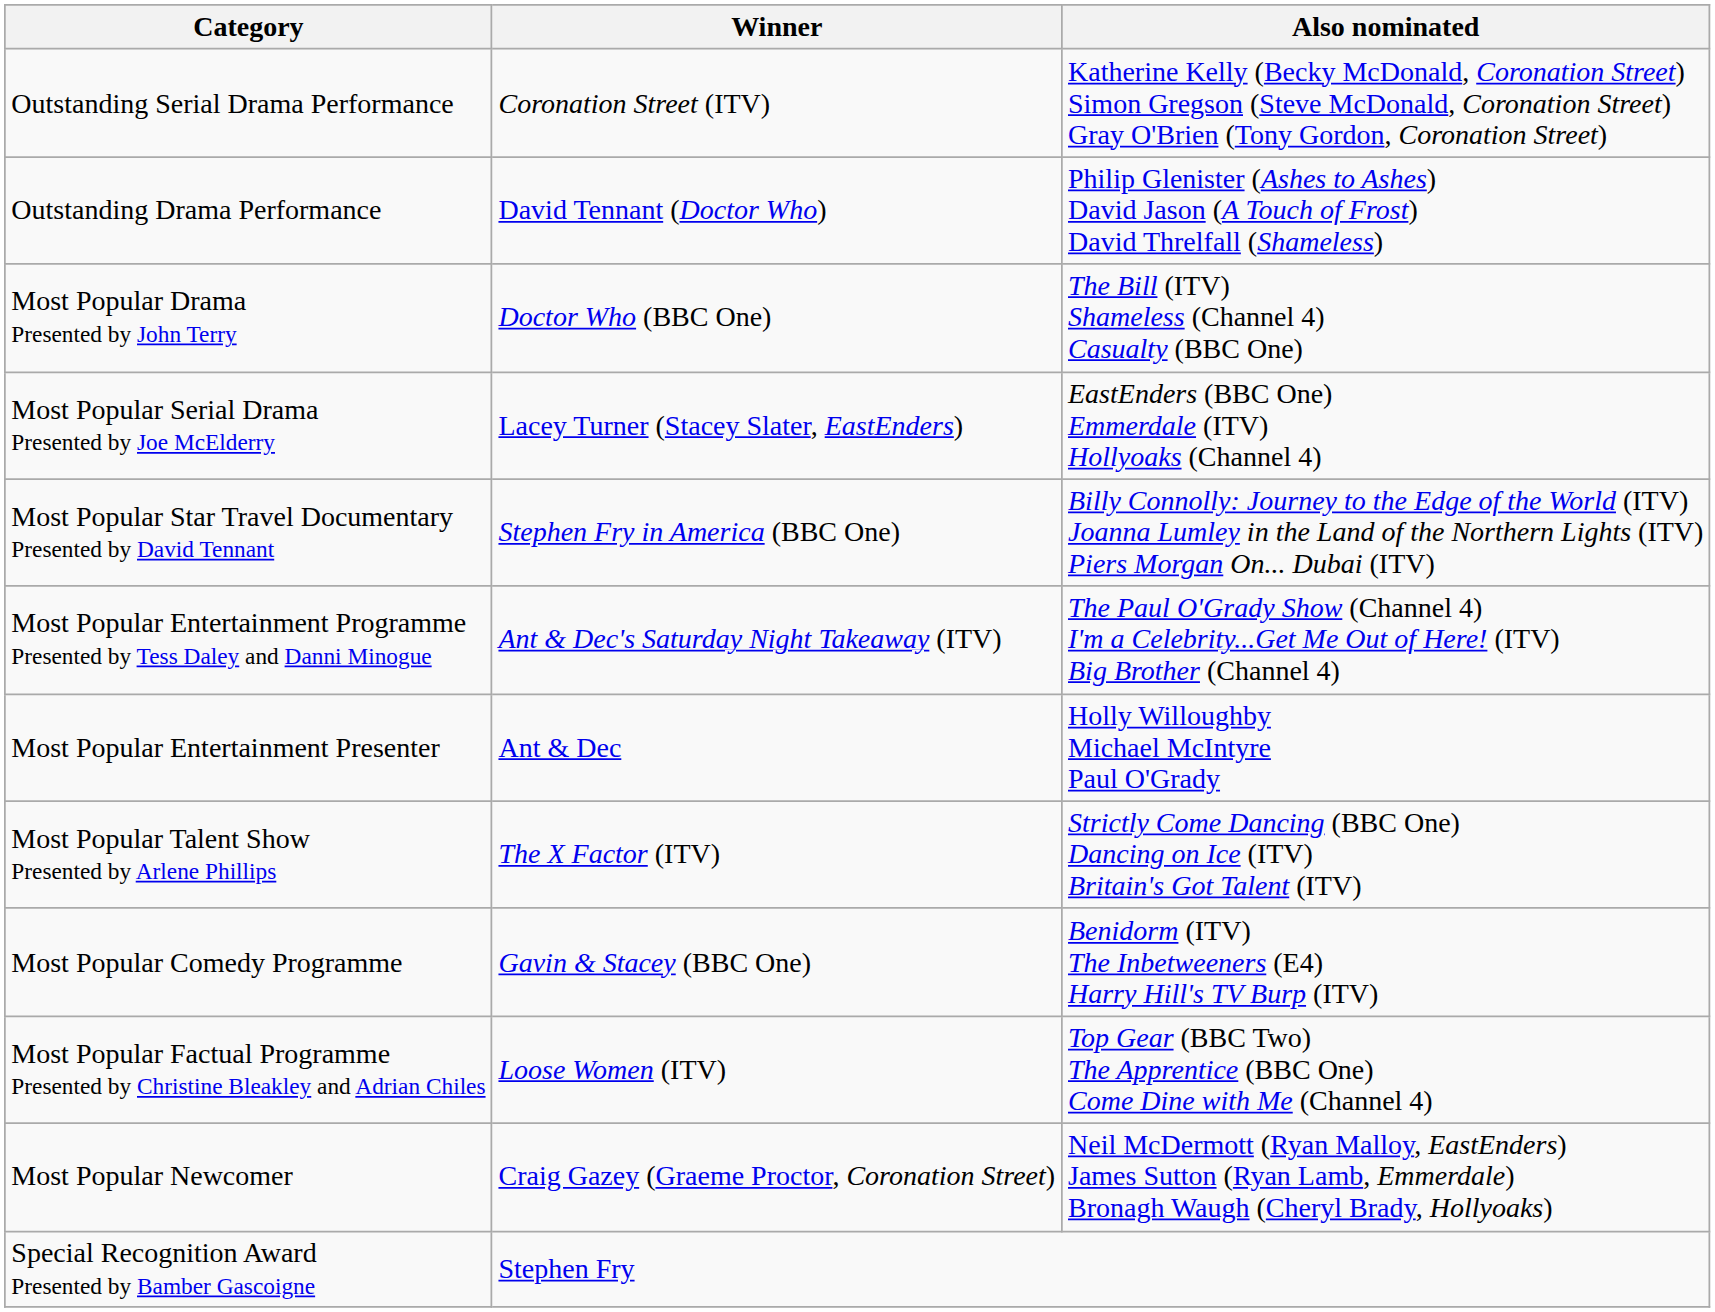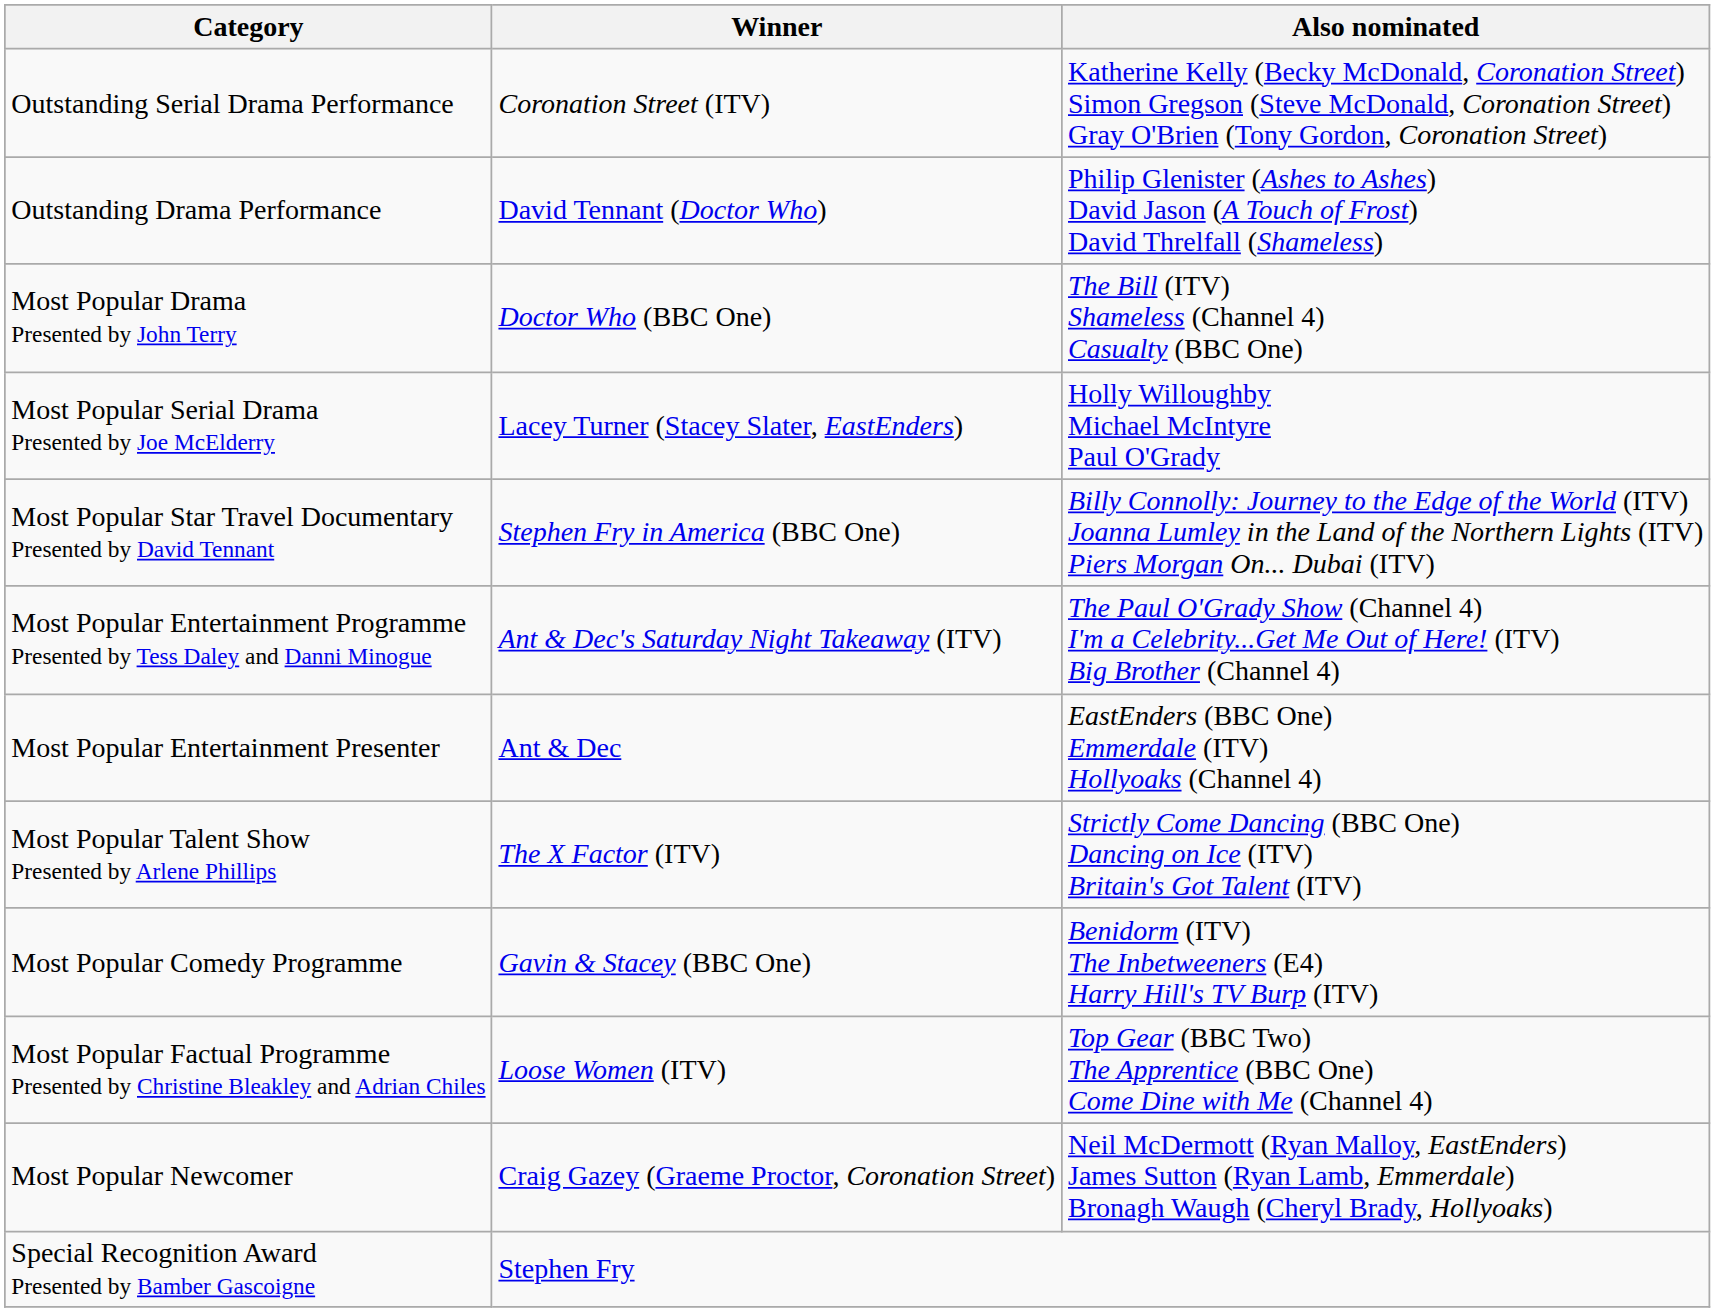(1200, 424) EastEnders (BBC One) Emmerdale (ITV) Hollyoaks (Channel 4) -> (1169, 424) Holly Willoughby Michael McIntyre Paul O'Grady
(1169, 747) Holly Willoughby Michael McIntyre Paul O'Grady -> (1200, 747) EastEnders (BBC One) Emmerdale (ITV) Hollyoaks (Channel 4)
